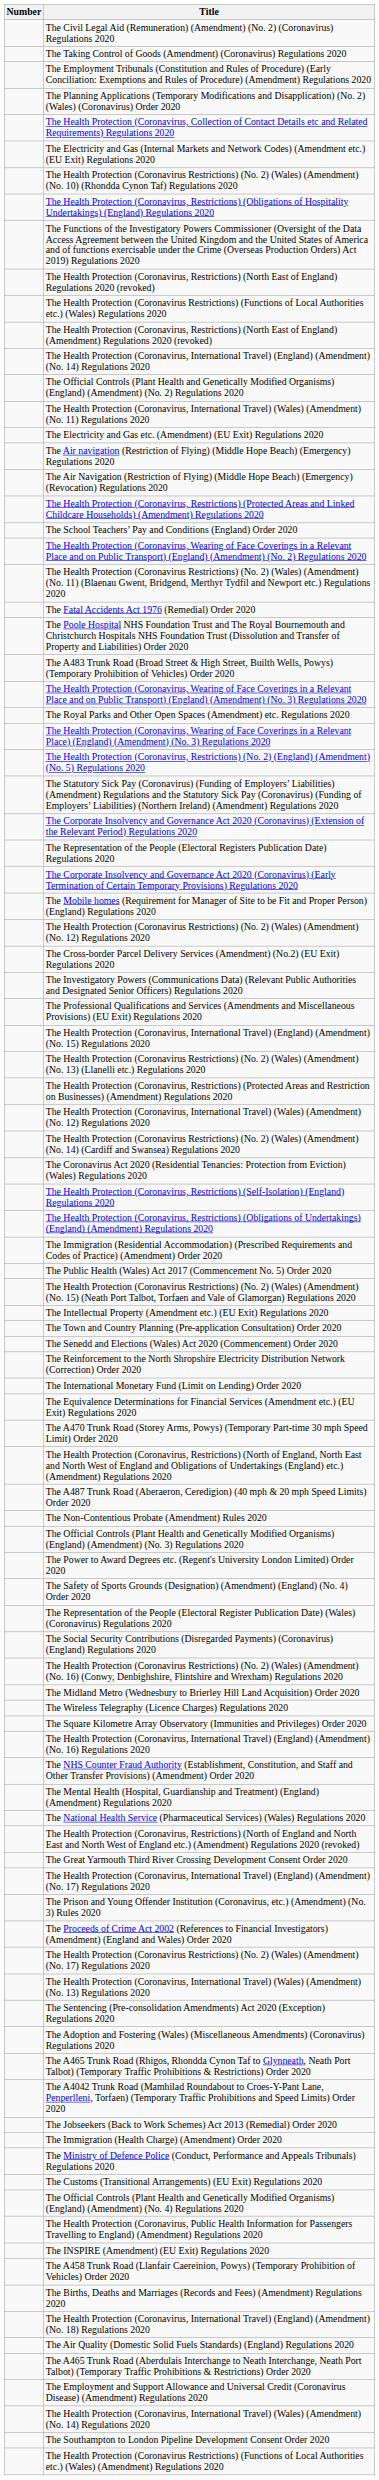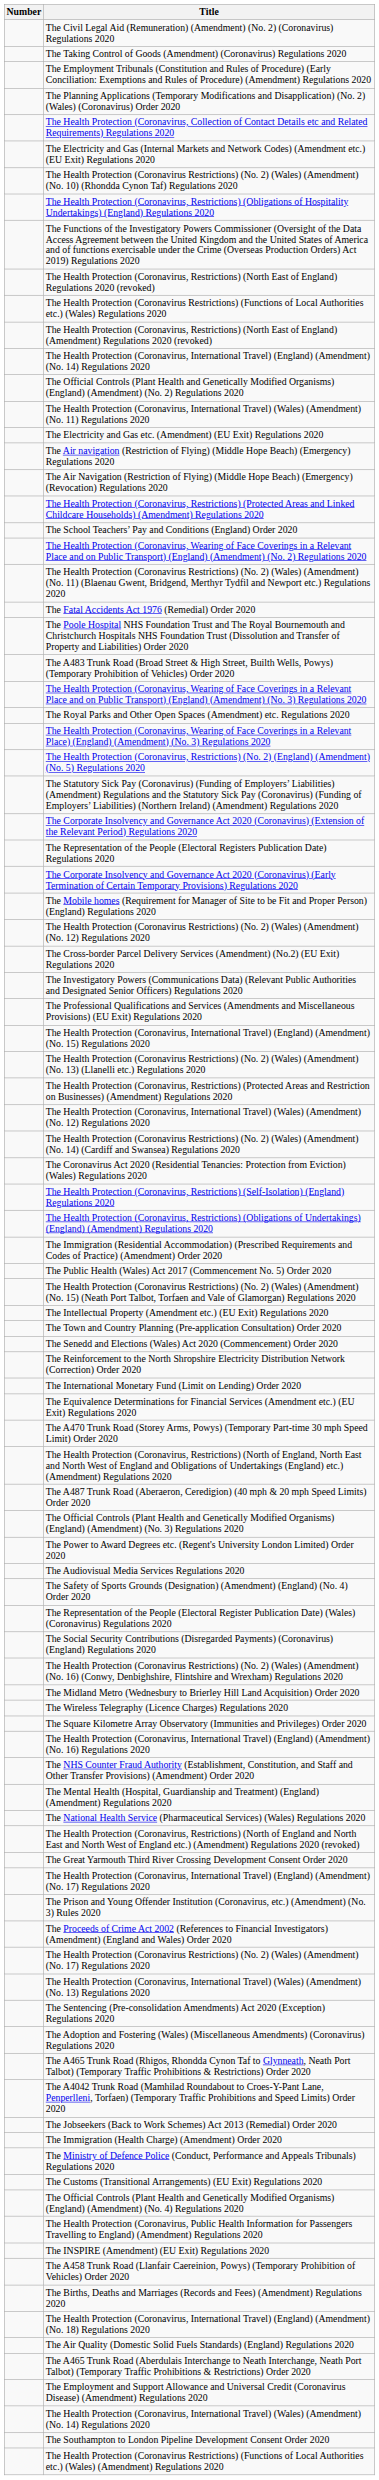- row: (156, 1518)
+ row: (145, 1571)
